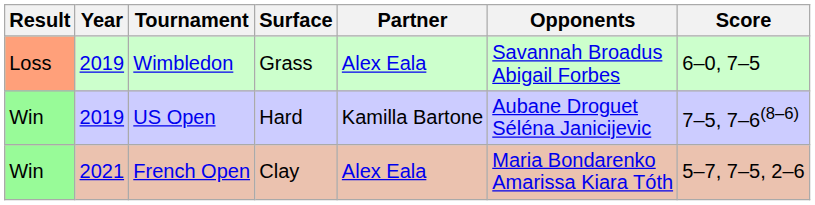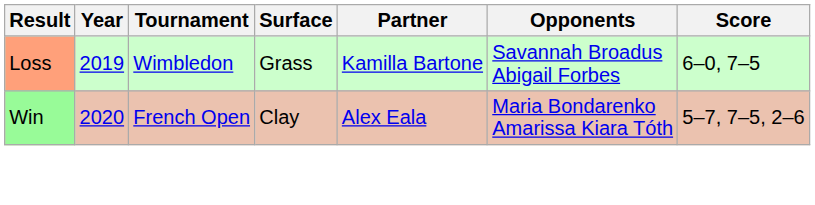(384, 63) Alex Eala -> (412, 63) Kamilla Bartone
- row: (174, 117)
(102, 171) 2021 -> (102, 117) 2020
